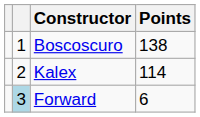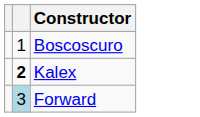- column: (165, 18)
(21, 72) normal -> (21, 72) bold
